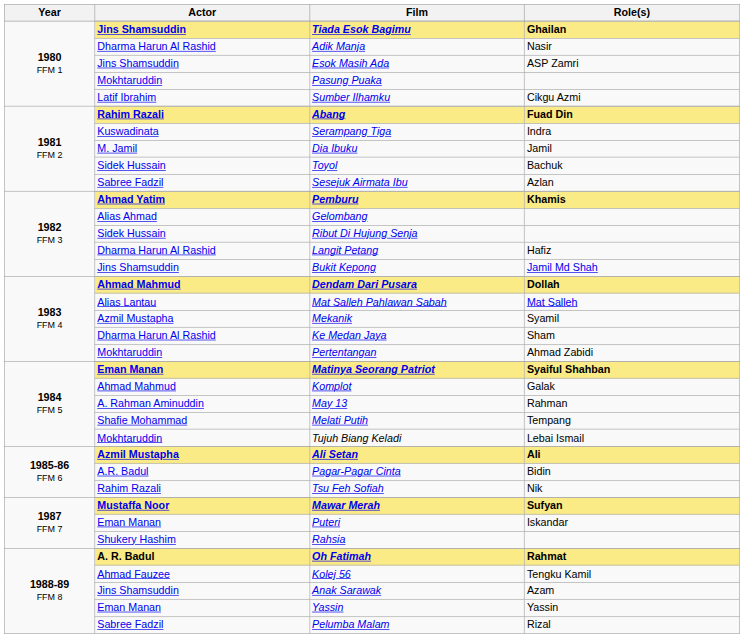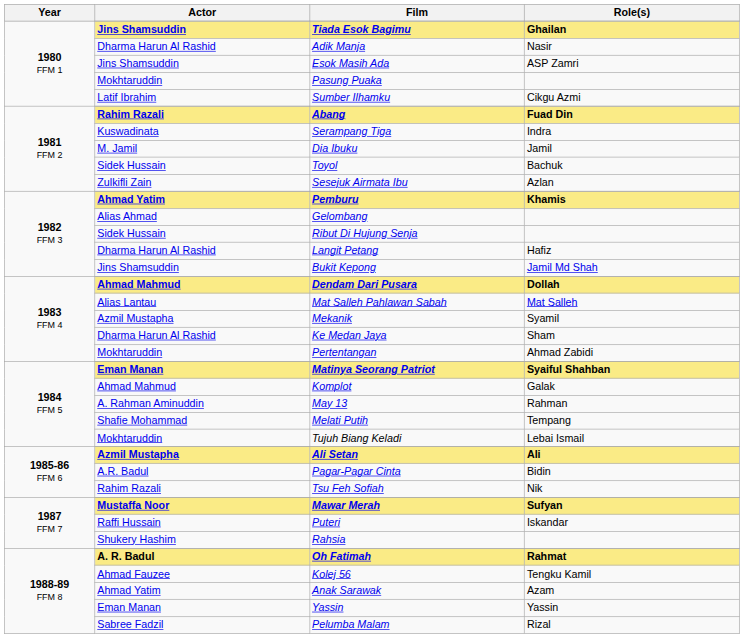(130, 183) Sabree Fadzil -> (124, 183) Zulkifli Zain
(129, 523) Eman Manan -> (129, 523) Raffi Hussain
(138, 591) Jins Shamsuddin -> (129, 591) Ahmad Yatim
